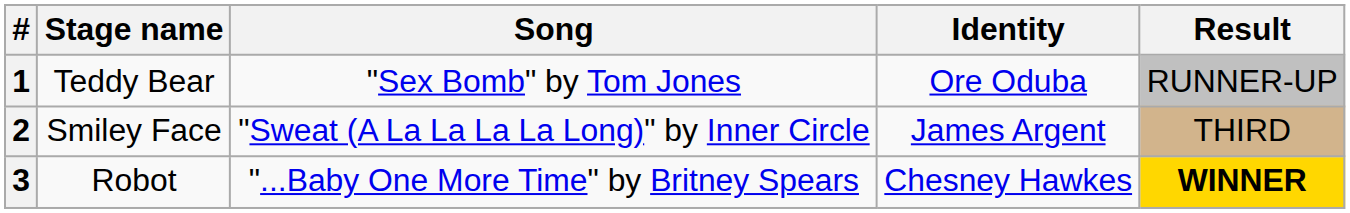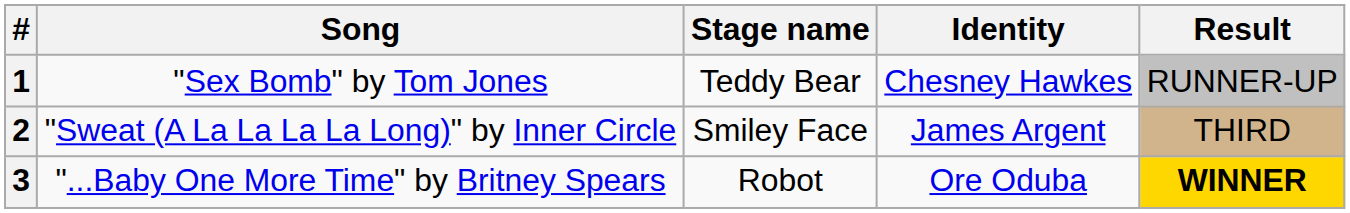columns swapped: (134, 29) <-> (554, 29)
(1008, 80) Ore Oduba -> (1008, 80) Chesney Hawkes
(1008, 181) Chesney Hawkes -> (1008, 181) Ore Oduba
